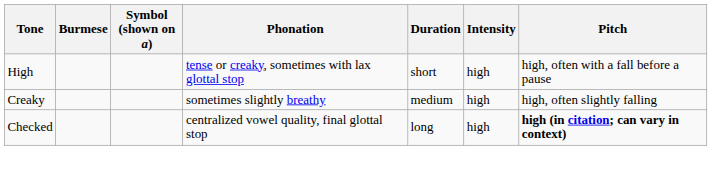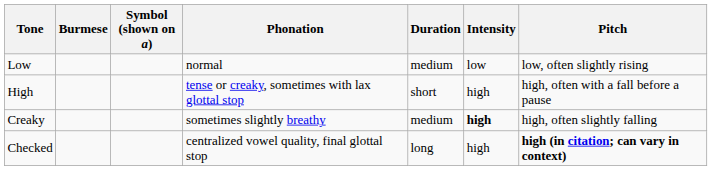+ row: (19, 64)
(478, 99) normal -> (479, 120) bold
